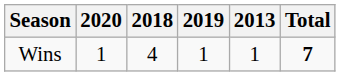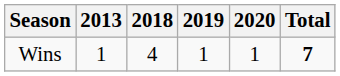columns swapped: (255, 20) <-> (101, 20)
